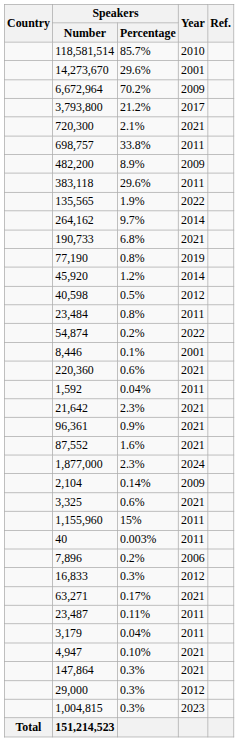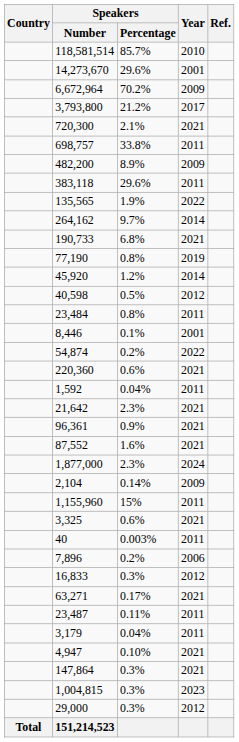rows swapped: (72, 333) <-> (69, 351)
rows swapped: (79, 520) <-> (69, 502)
rows swapped: (72, 689) <-> (79, 708)
